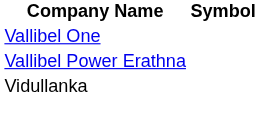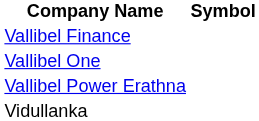+ row: (68, 36)
